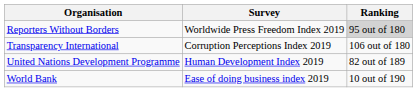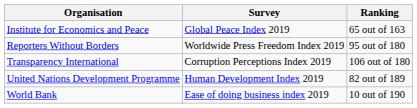+ row: (78, 29)
(377, 29) lightgrey background -> (377, 45) no background
